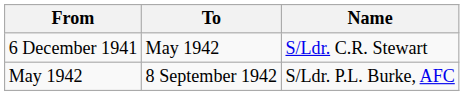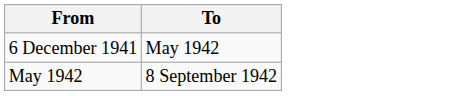- column: (370, 18)
